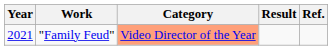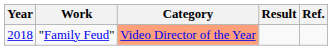(20, 34) 2021 -> (20, 34) 2018
